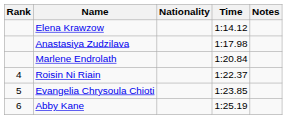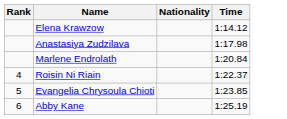- column: (266, 12)
